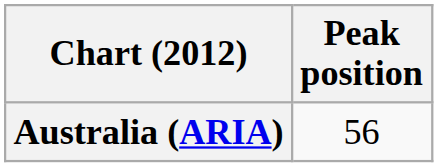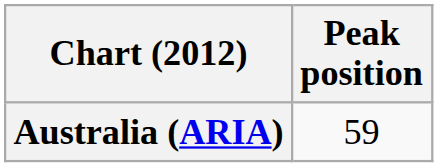(362, 131) 56 -> (362, 131) 59
